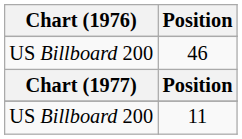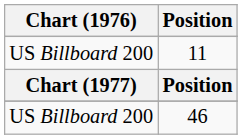rows swapped: (197, 52) <-> (197, 117)
